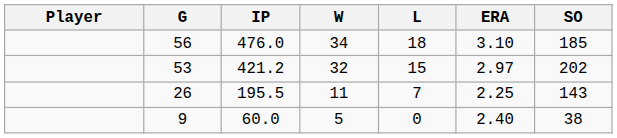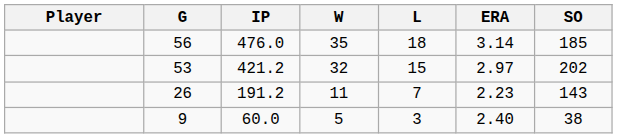(339, 43) 34 -> (339, 43) 35
(495, 43) 3.10 -> (495, 43) 3.14
(261, 94) 195.5 -> (261, 94) 191.2
(495, 94) 2.25 -> (495, 94) 2.23
(417, 120) 0 -> (417, 120) 3
